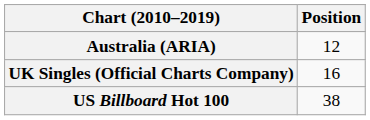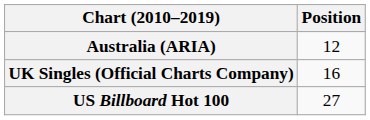(331, 100) 38 -> (331, 100) 27
